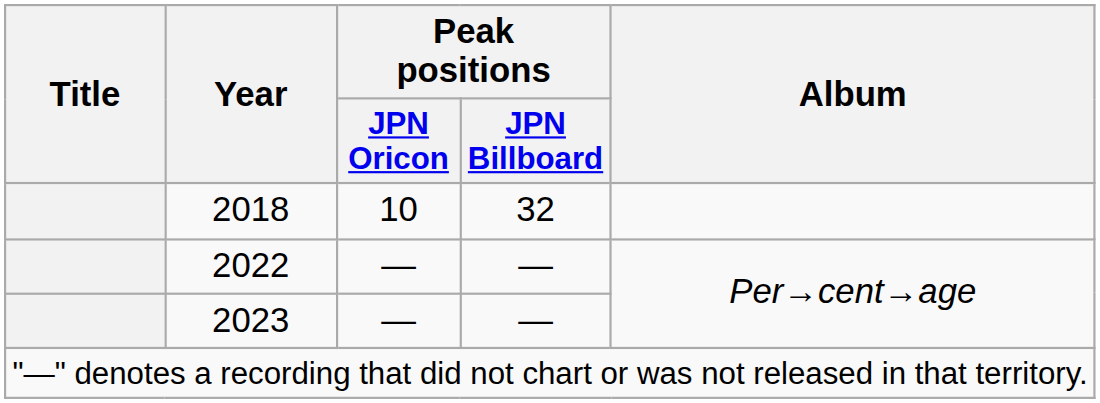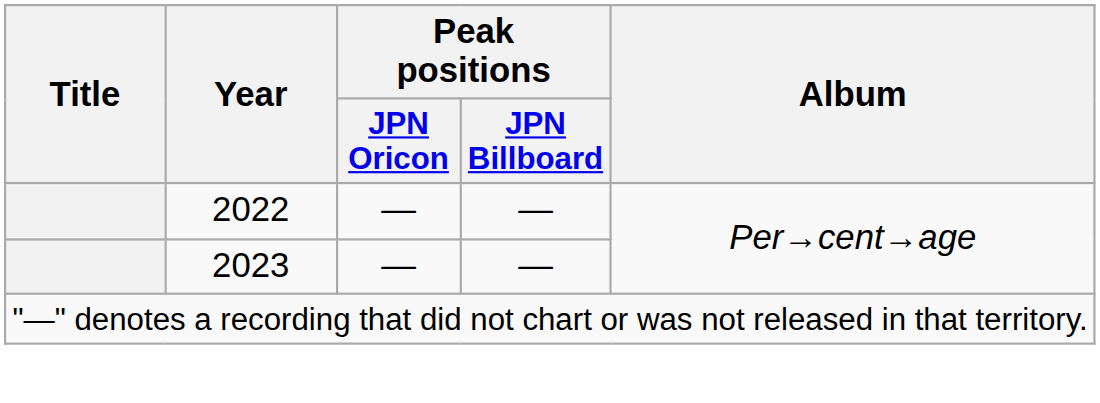- row: (251, 210)
